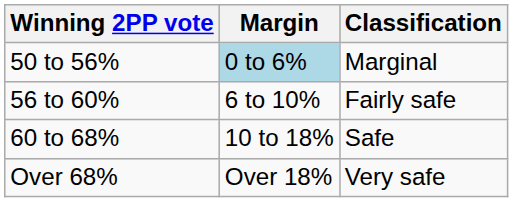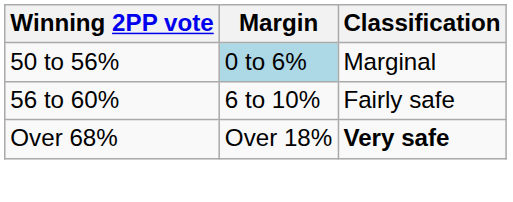- row: (65, 138)
(395, 176) normal -> (396, 138) bold
